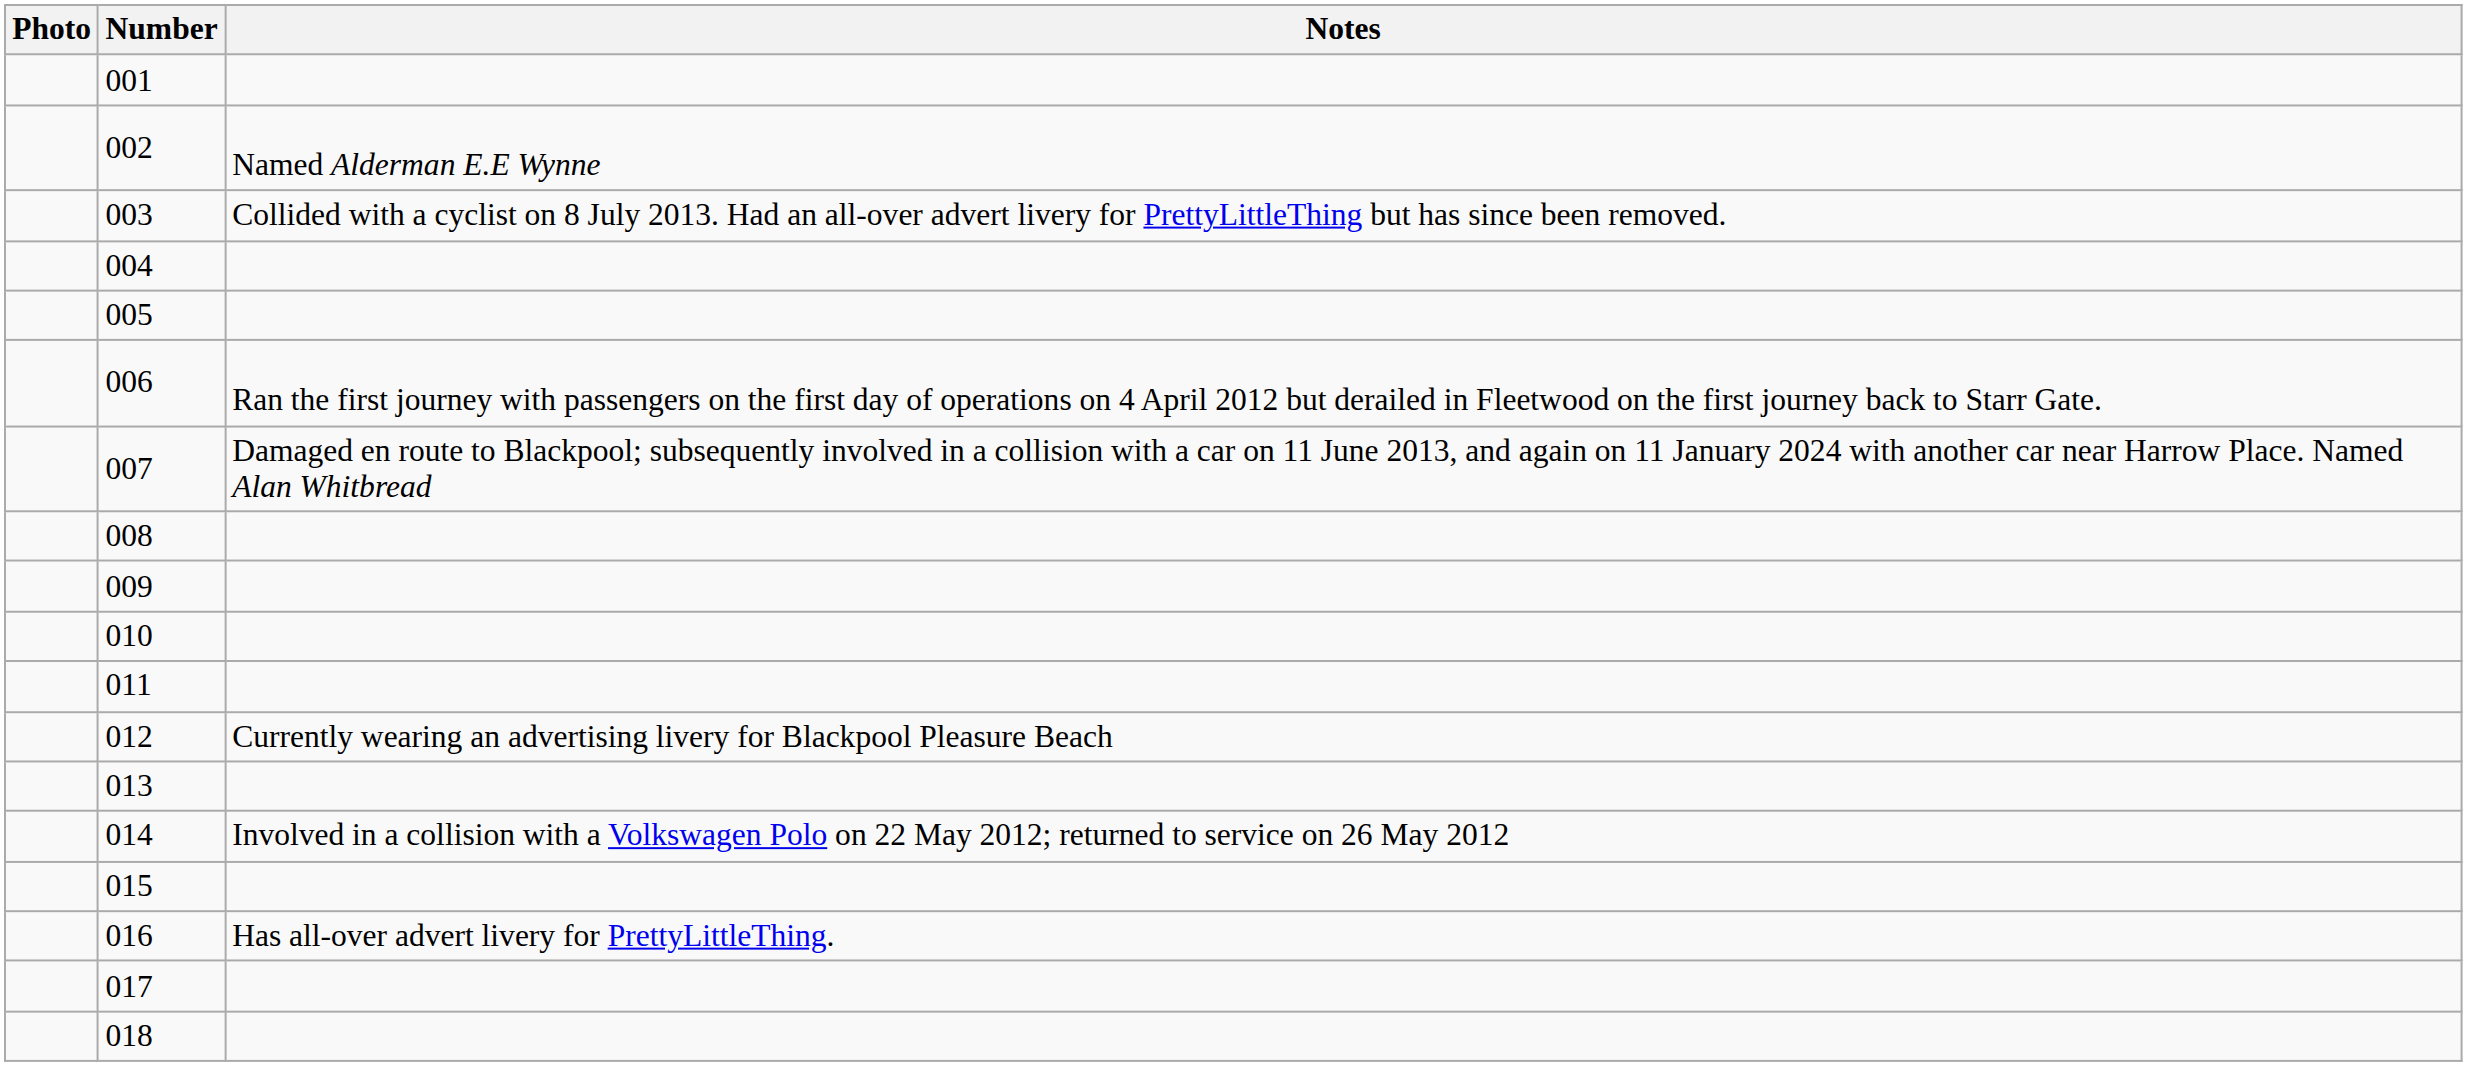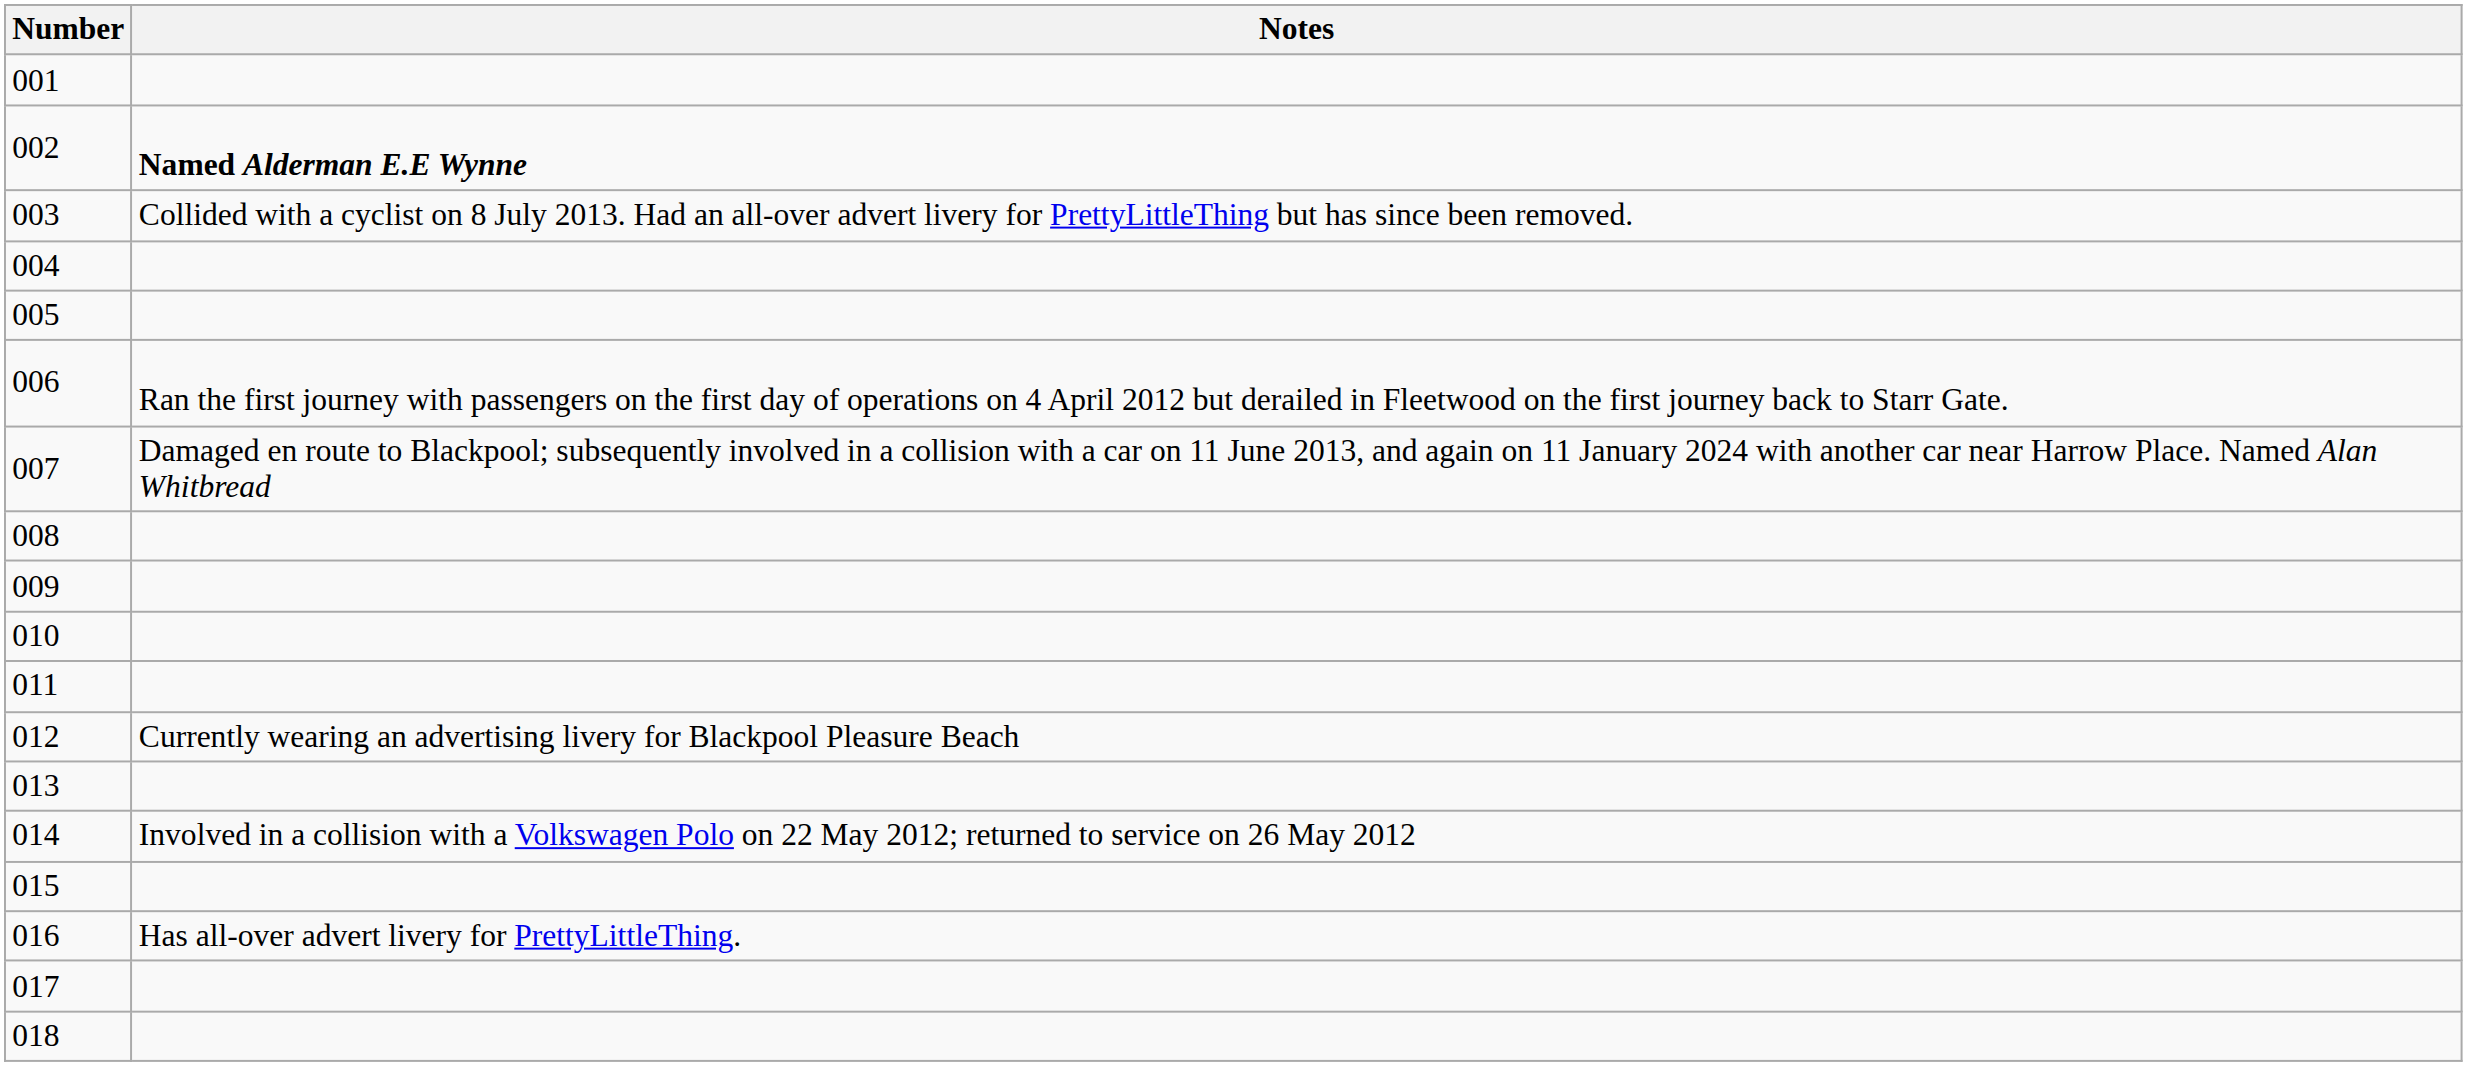- column: (52, 29)
(416, 164) normal -> (333, 164) bold
